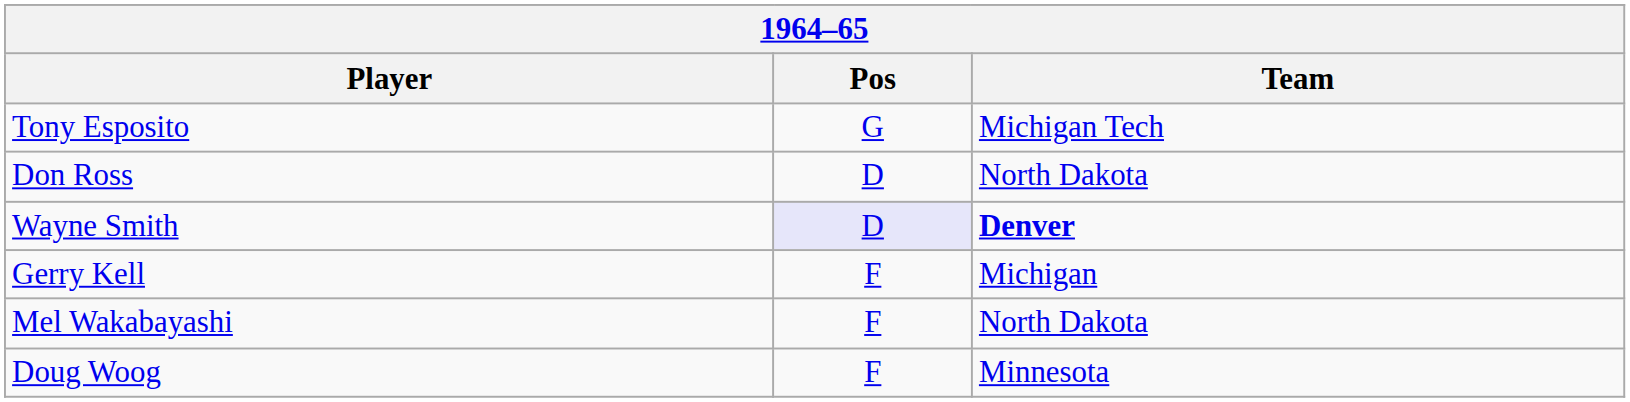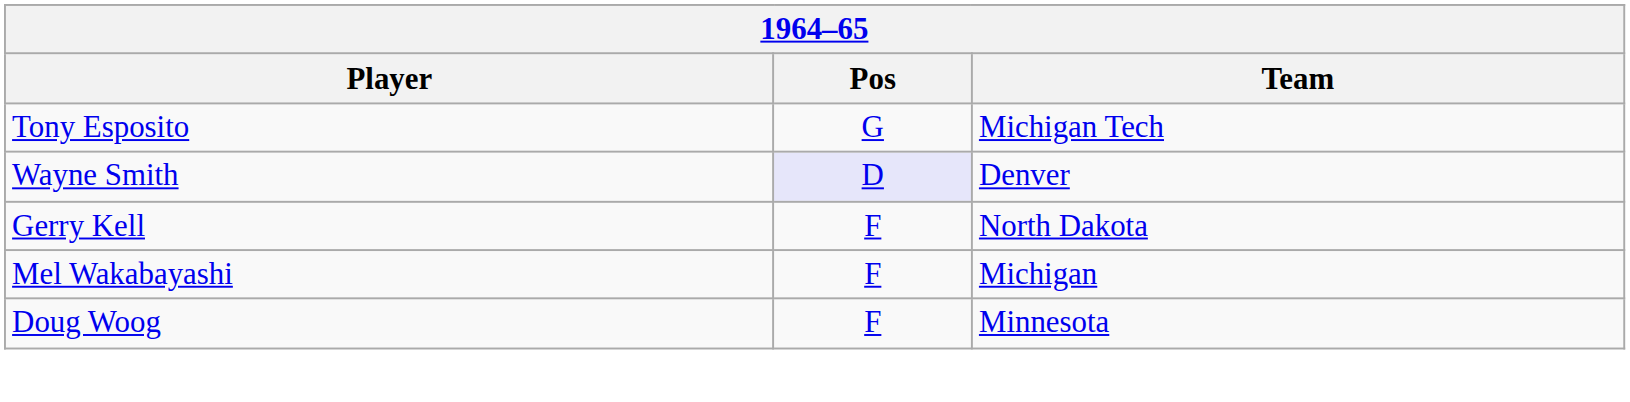- row: (73, 175)
(1027, 224) bold -> (1024, 175) normal
(1038, 273) Michigan -> (1063, 224) North Dakota
(1063, 322) North Dakota -> (1038, 273) Michigan
